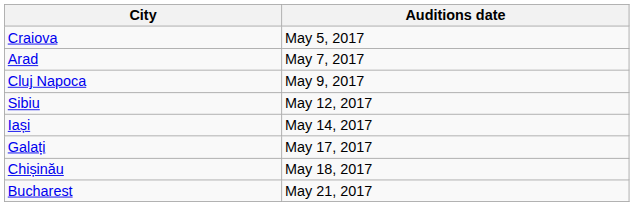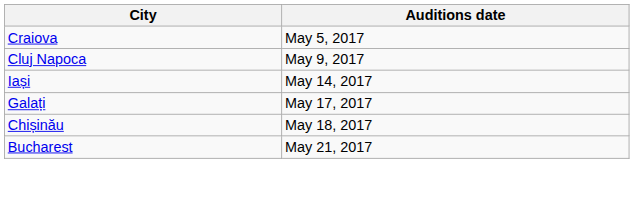- row: (23, 59)
- row: (24, 103)
